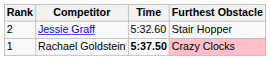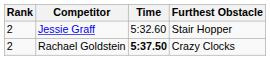(10, 47) 1 -> (10, 47) 2
(203, 47) pink background -> (203, 47) no background
